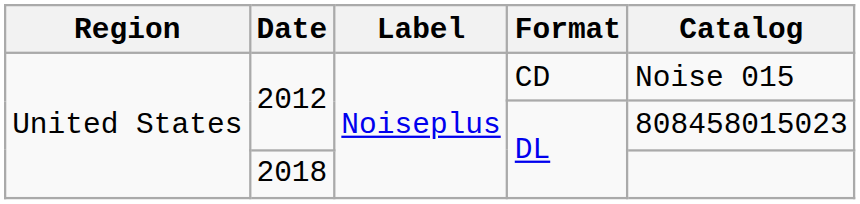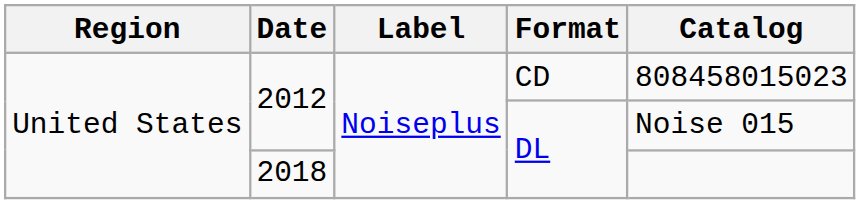(715, 77) Noise 015 -> (741, 77) 808458015023
(741, 125) 808458015023 -> (715, 125) Noise 015
